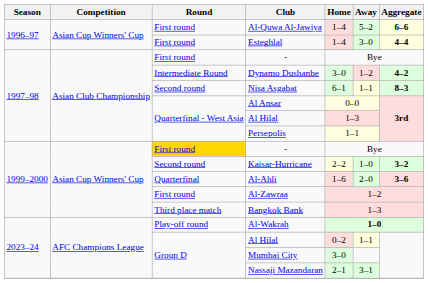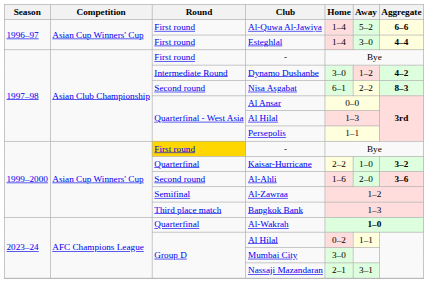(366, 88) 1–1 -> (366, 88) 2–2
(180, 164) Second round -> (177, 164) Quarterfinal
(177, 179) Quarterfinal -> (180, 179) Second round
(175, 194) First round -> (172, 194) Semifinal
(181, 225) Play-off round -> (177, 225) Quarterfinal
